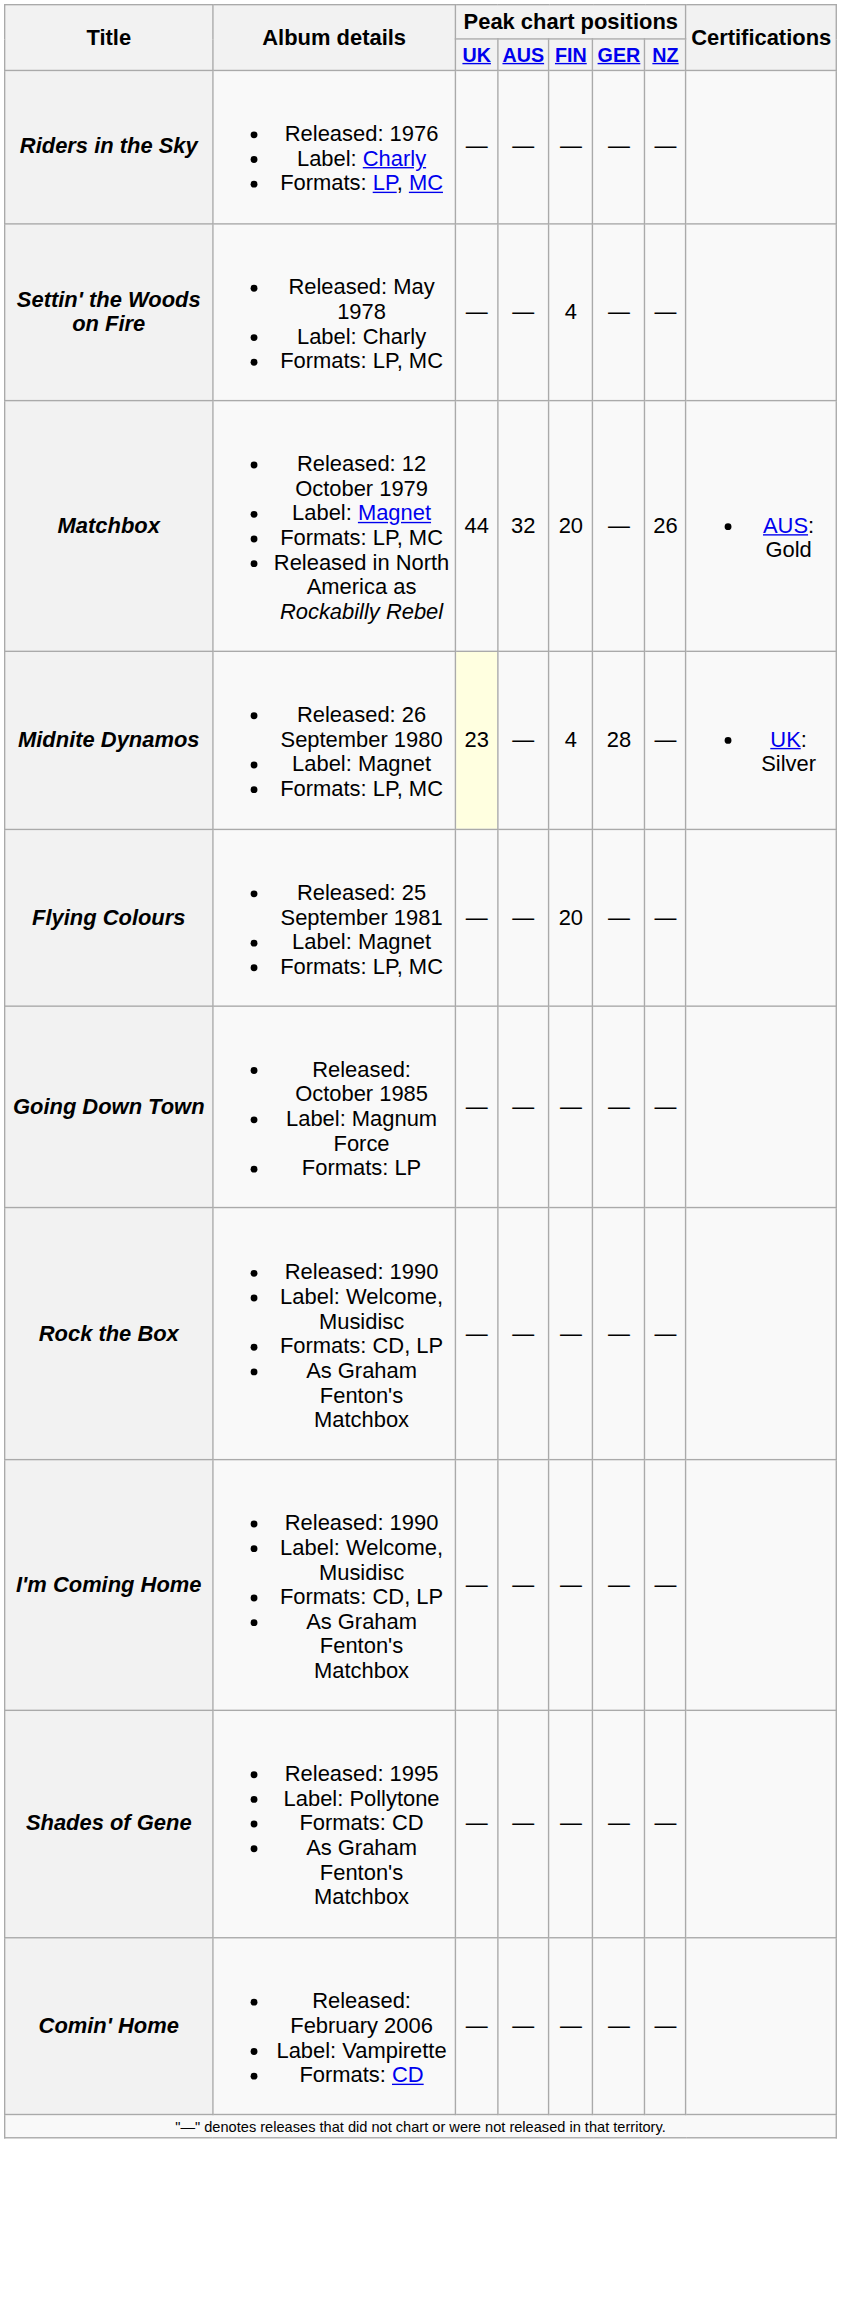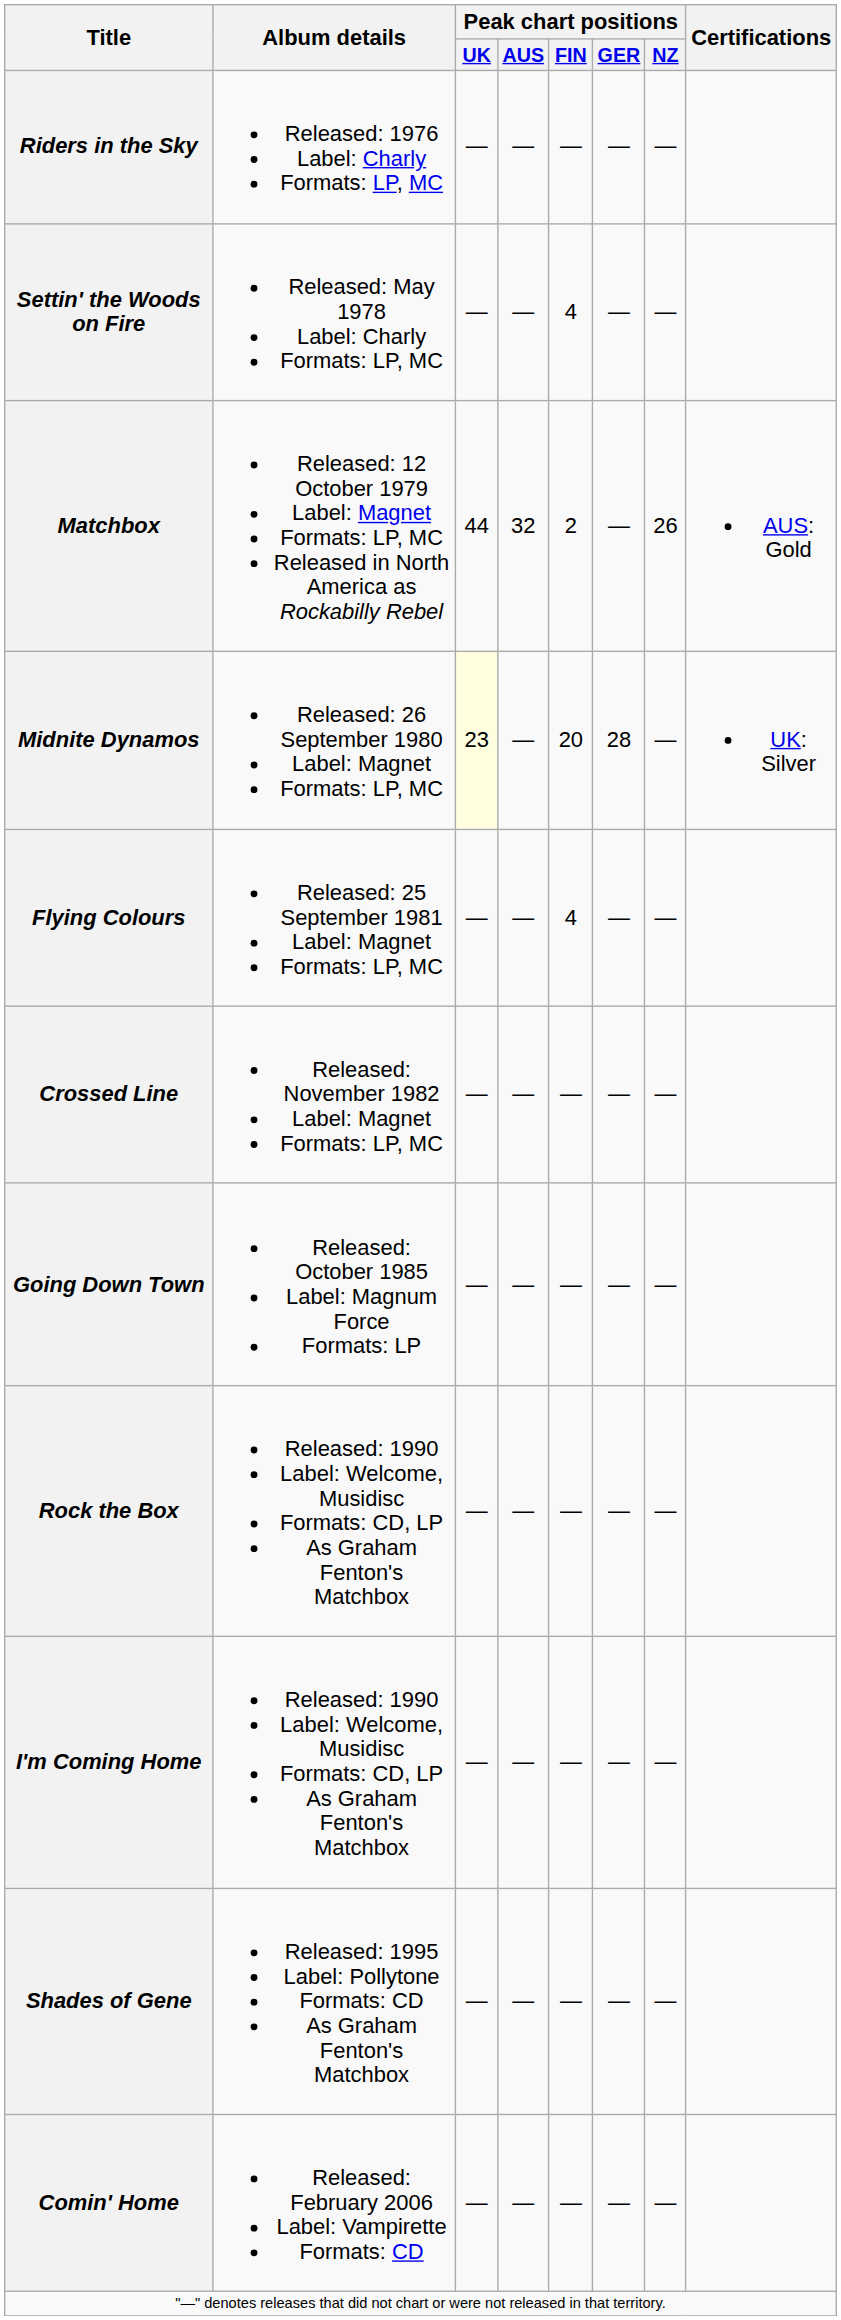(571, 525) 20 -> (571, 525) 2
(571, 740) 4 -> (571, 740) 20
(571, 917) 20 -> (571, 917) 4
+ row: (109, 1094)
